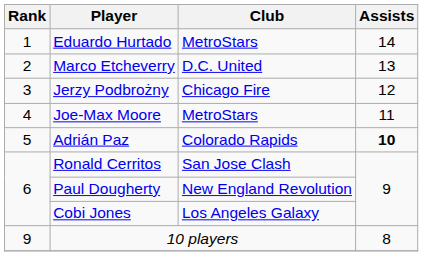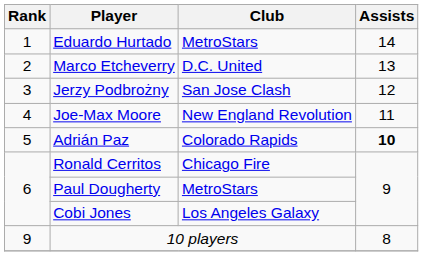(226, 90) Chicago Fire -> (236, 90) San Jose Clash
(220, 115) MetroStars -> (267, 115) New England Revolution
(236, 164) San Jose Clash -> (226, 164) Chicago Fire
(267, 189) New England Revolution -> (220, 189) MetroStars
